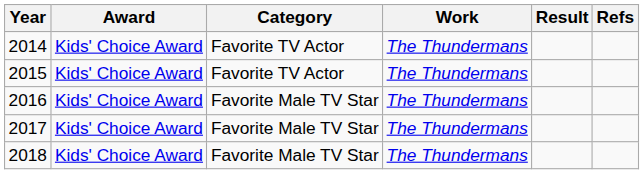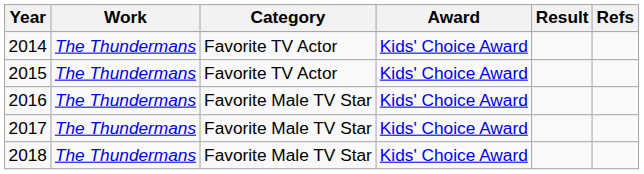columns swapped: (129, 18) <-> (457, 18)
